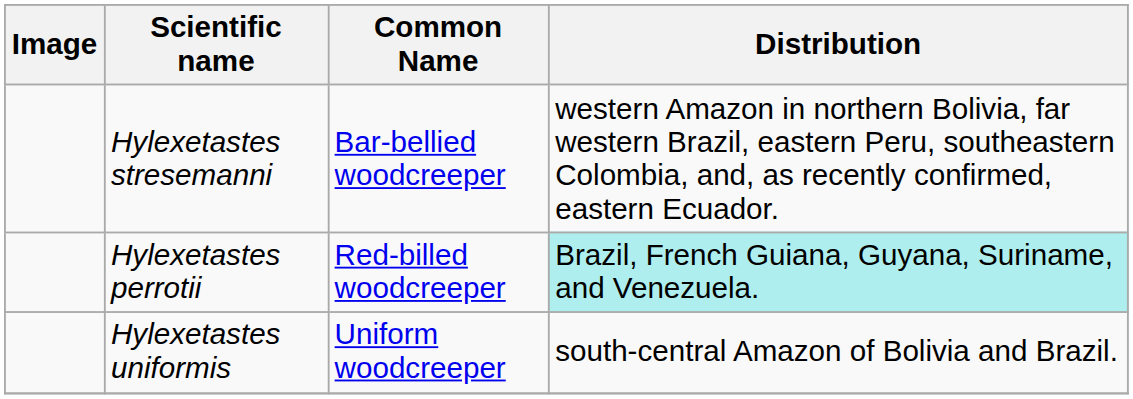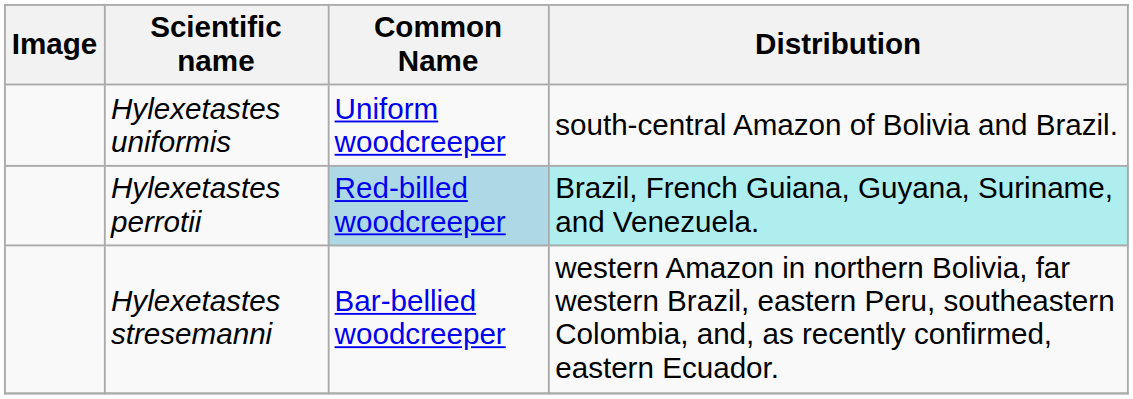rows swapped: (196, 158) <-> (196, 351)
(420, 271) no background -> (420, 205) lightblue background
